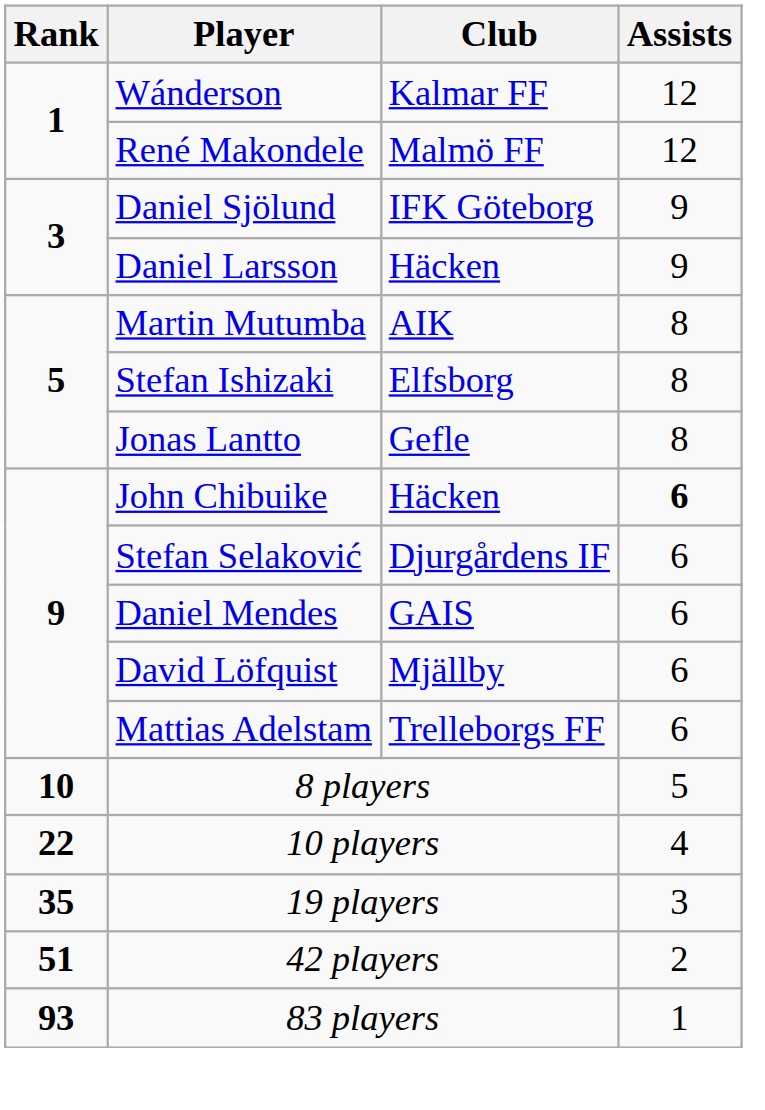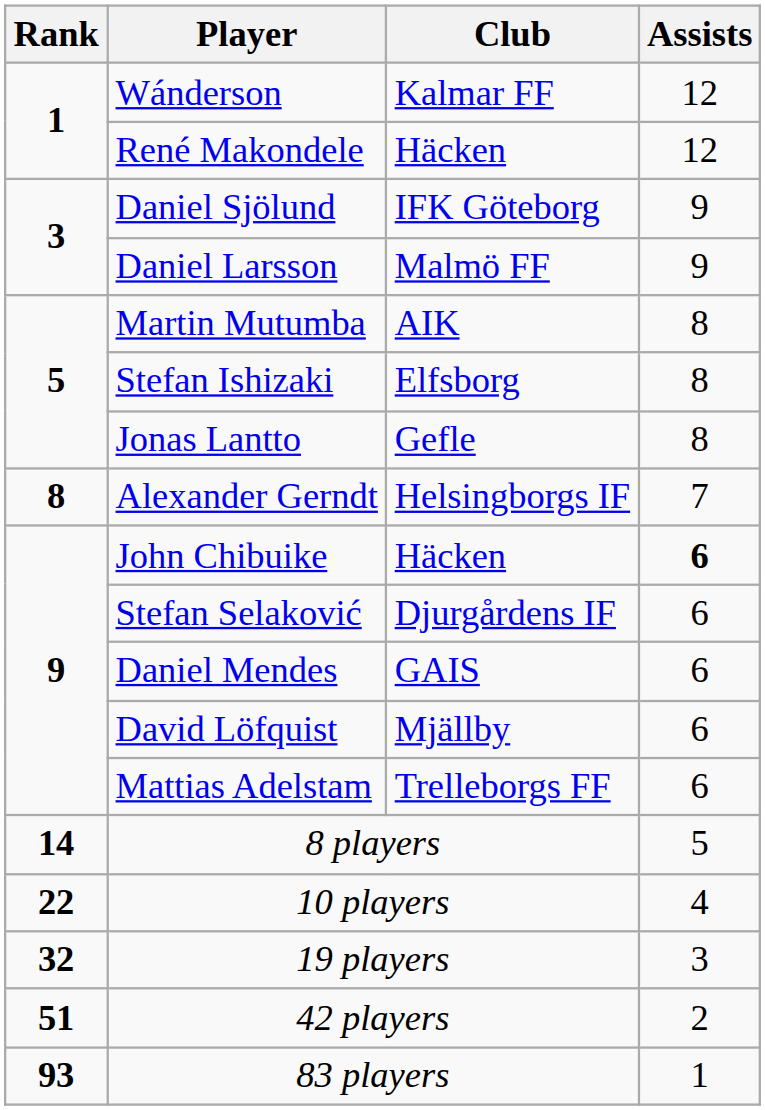(466, 149) Malmö FF -> (450, 149) Häcken
(444, 265) Häcken -> (472, 265) Malmö FF
+ row: (247, 496)
(56, 786) 10 -> (56, 843) 14
(56, 901) 35 -> (56, 959) 32
